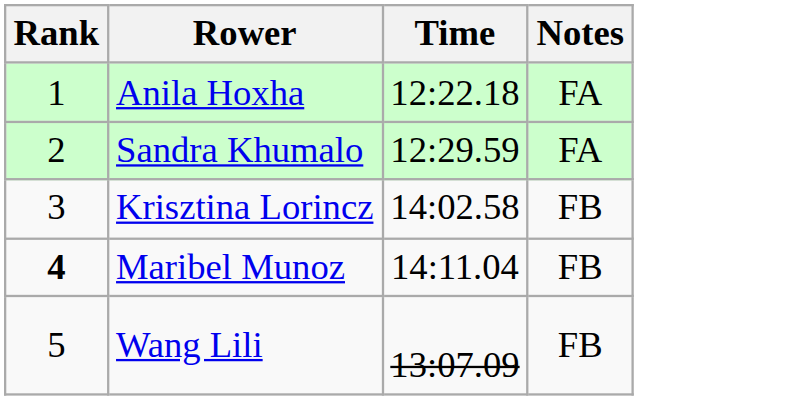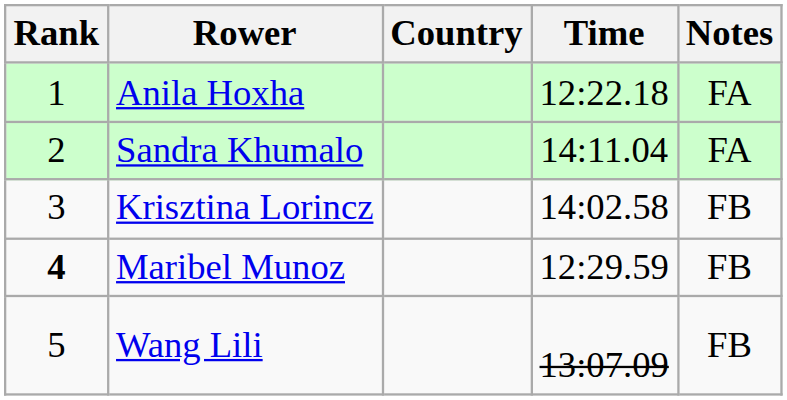+ column: (456, 33)
(455, 149) 12:29.59 -> (604, 149) 14:11.04
(455, 265) 14:11.04 -> (604, 265) 12:29.59
